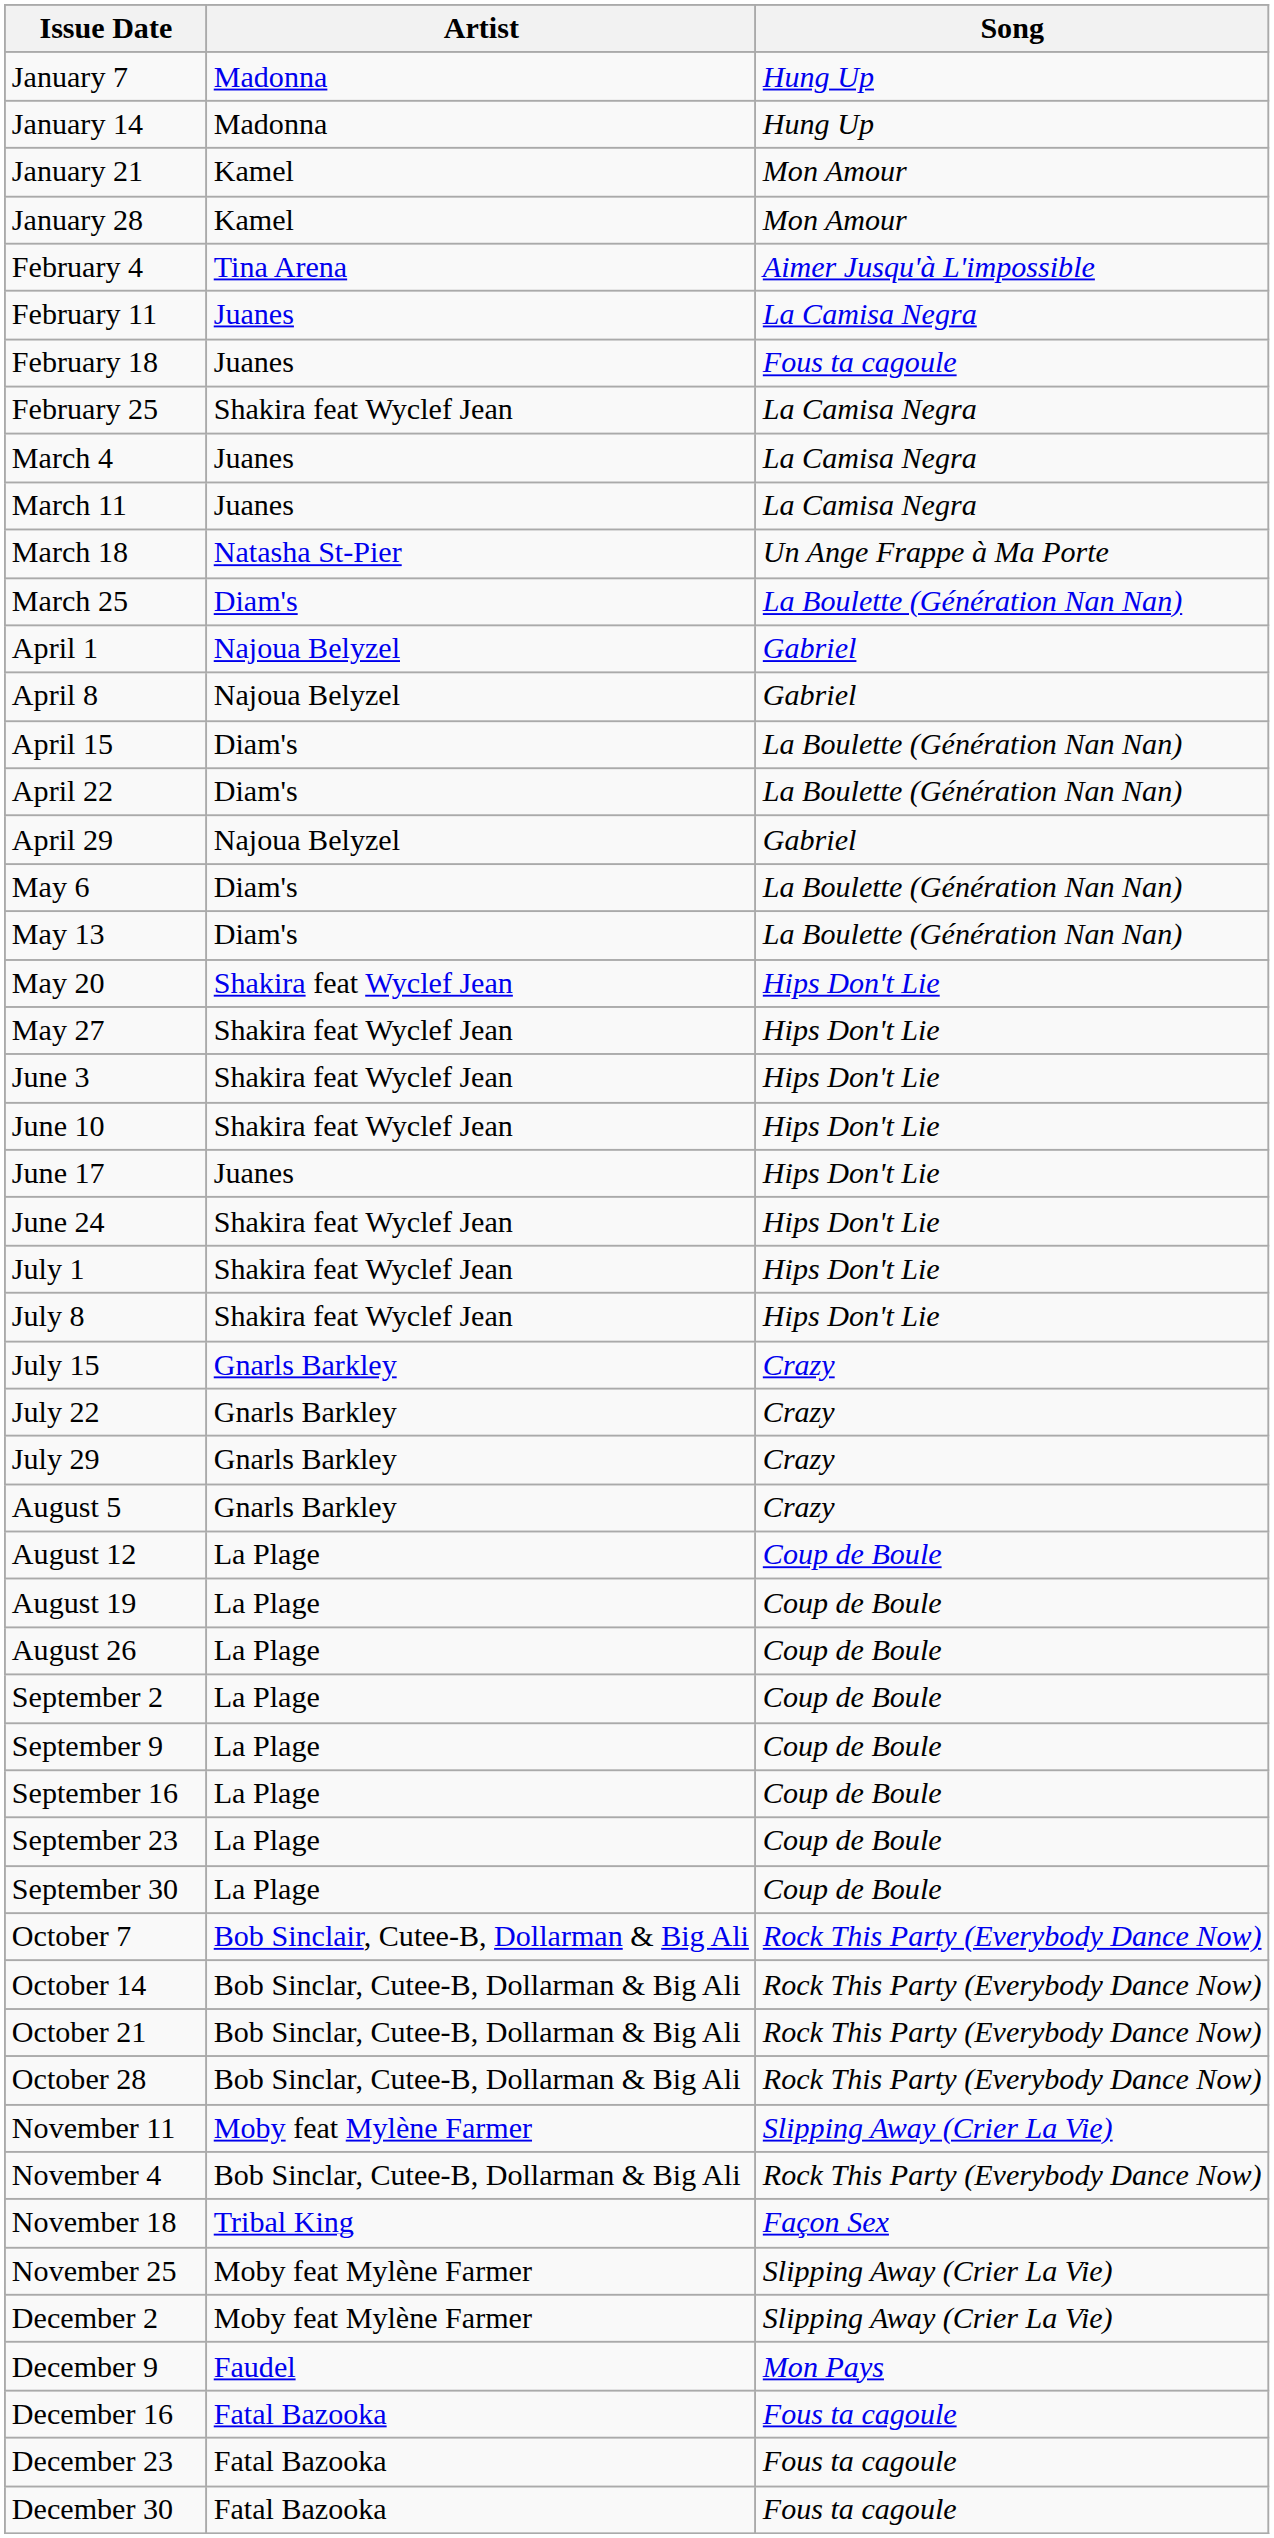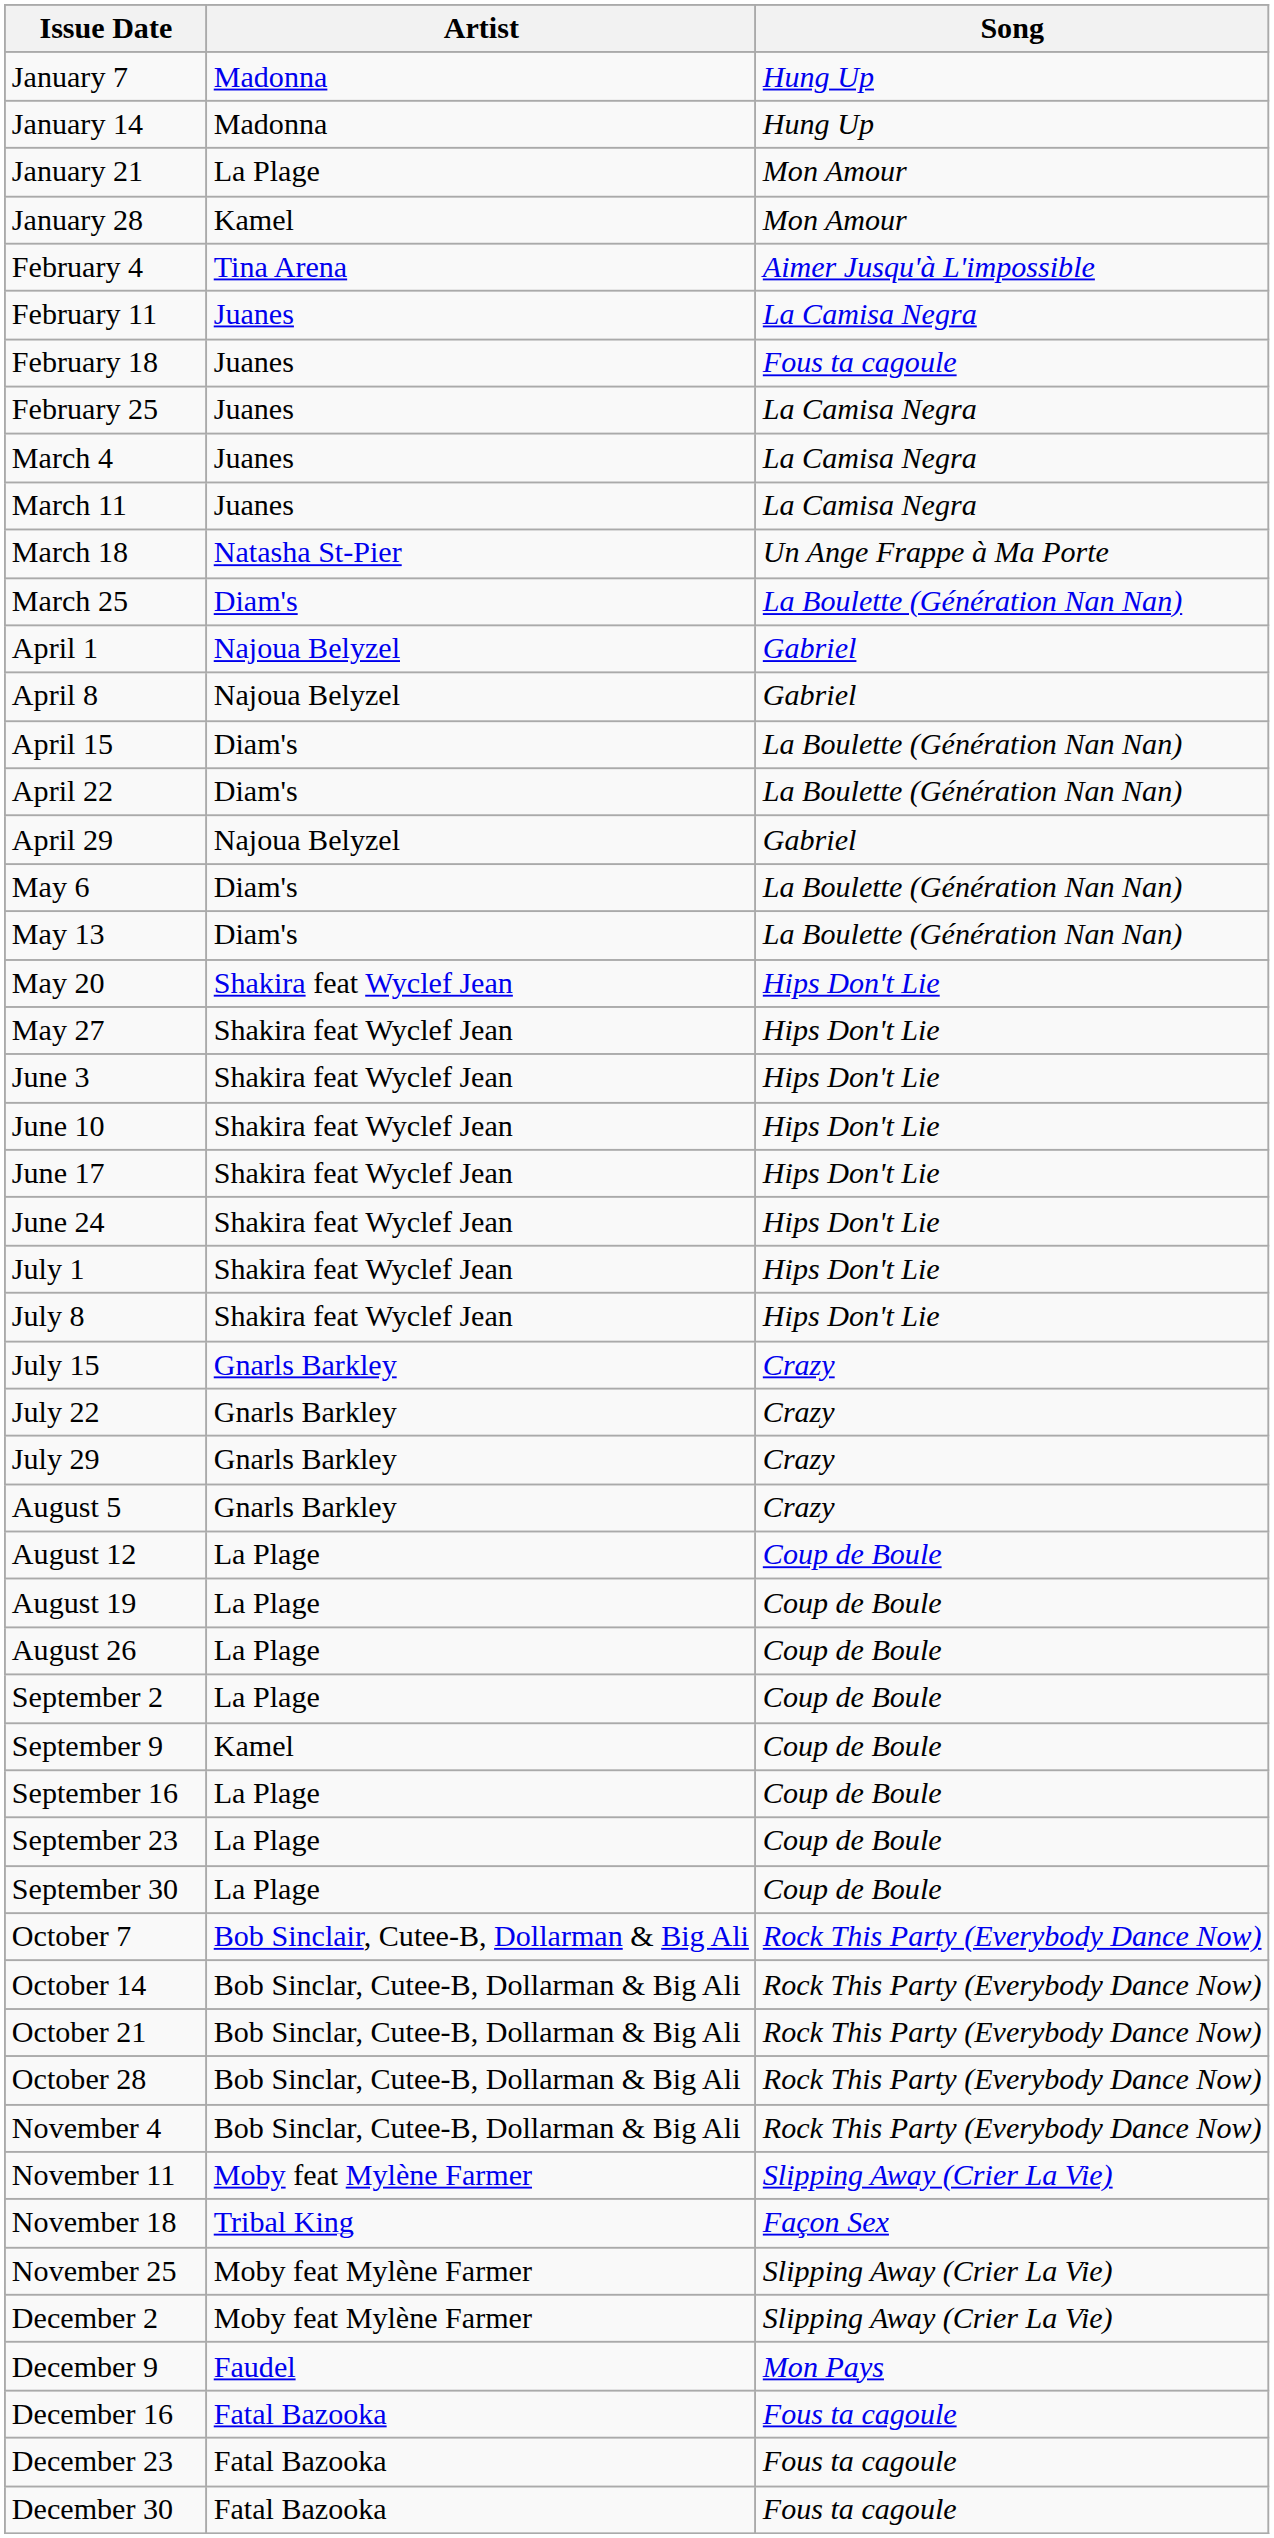(254, 171) Kamel -> (267, 171) La Plage
(363, 409) Shakira feat Wyclef Jean -> (254, 409) Juanes
(254, 1173) Juanes -> (363, 1173) Shakira feat Wyclef Jean
(267, 1745) La Plage -> (254, 1745) Kamel
rows swapped: (87, 2175) <-> (94, 2127)
